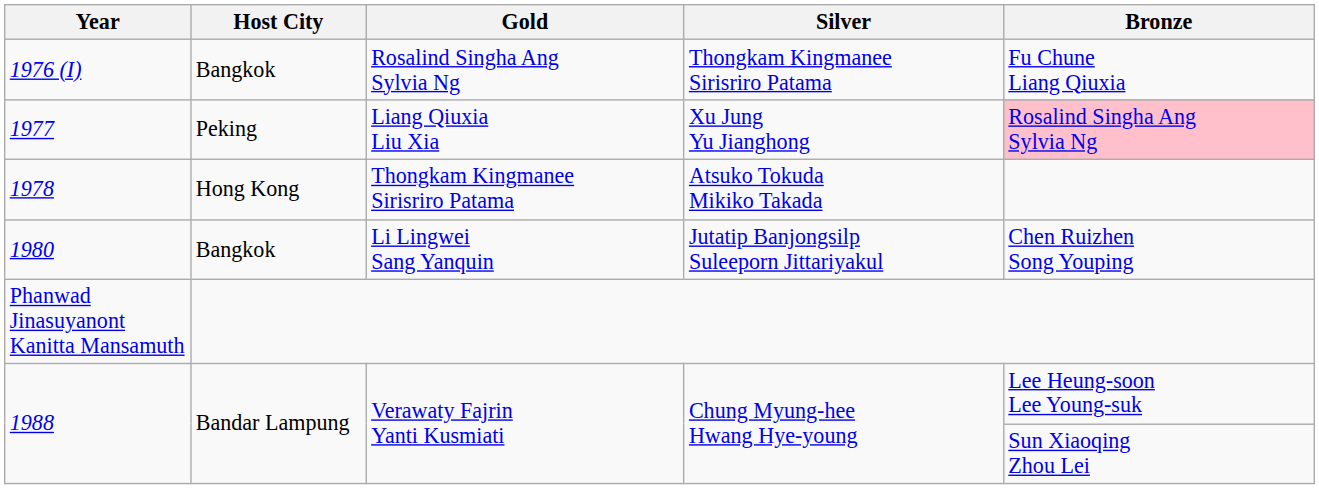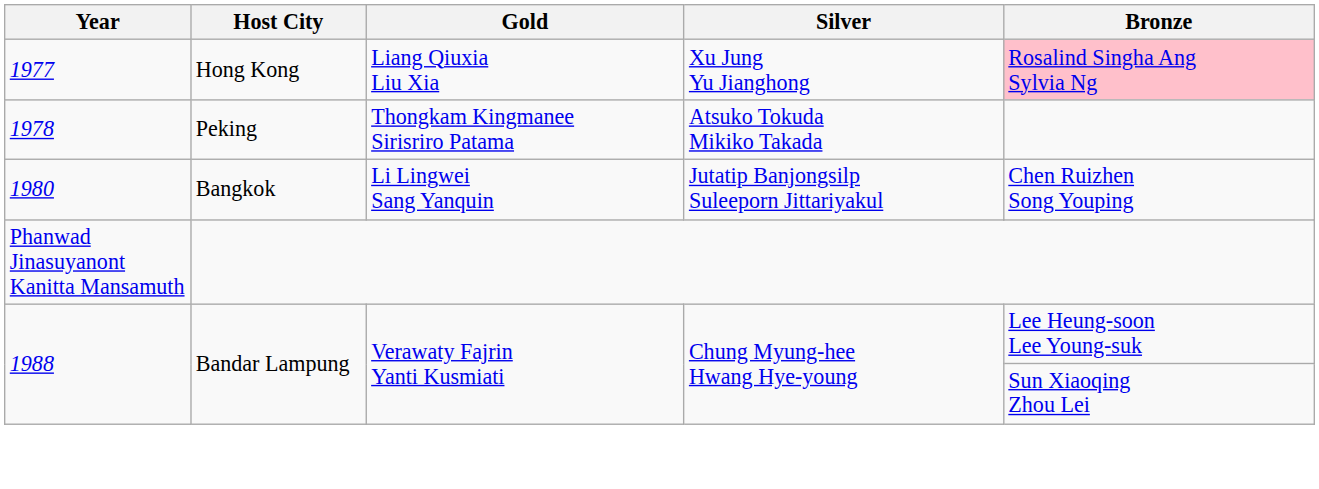- row: (46, 69)
(226, 129) Peking -> (248, 69) Hong Kong
(248, 189) Hong Kong -> (226, 129) Peking
